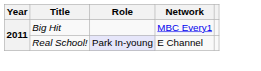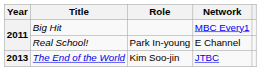(122, 43) lavender background -> (160, 43) no background
+ row: (79, 58)
